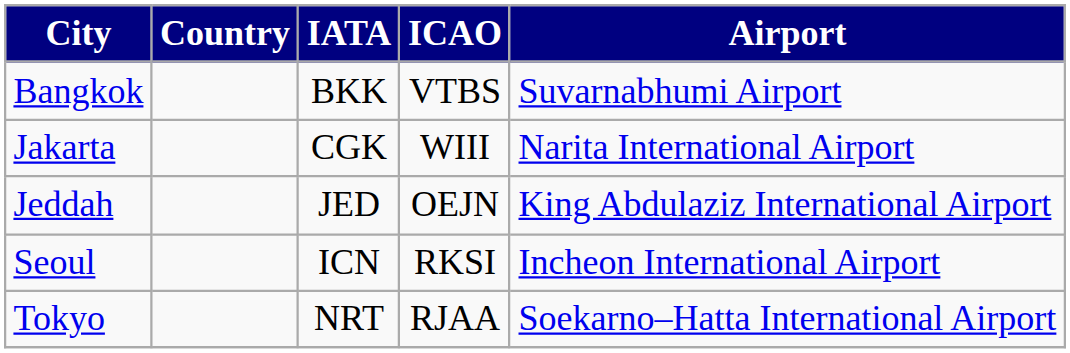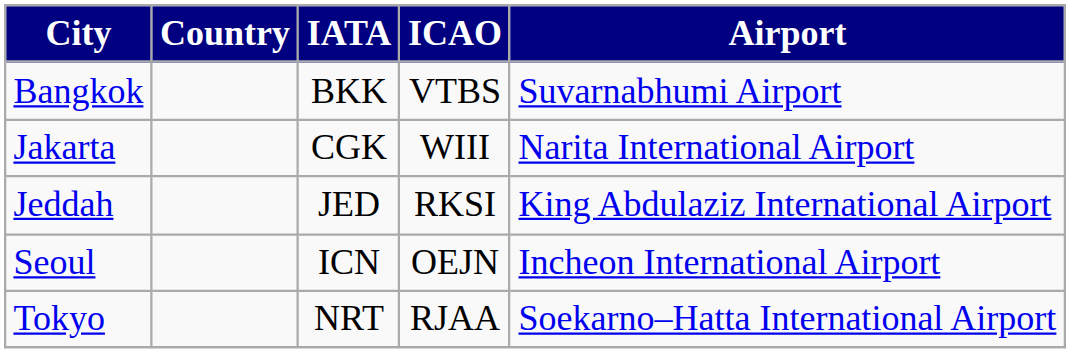(455, 204) OEJN -> (455, 204) RKSI
(455, 261) RKSI -> (455, 261) OEJN
